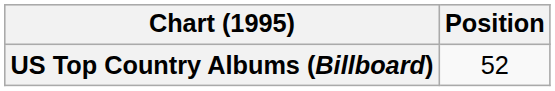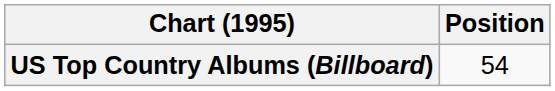(495, 64) 52 -> (495, 64) 54
